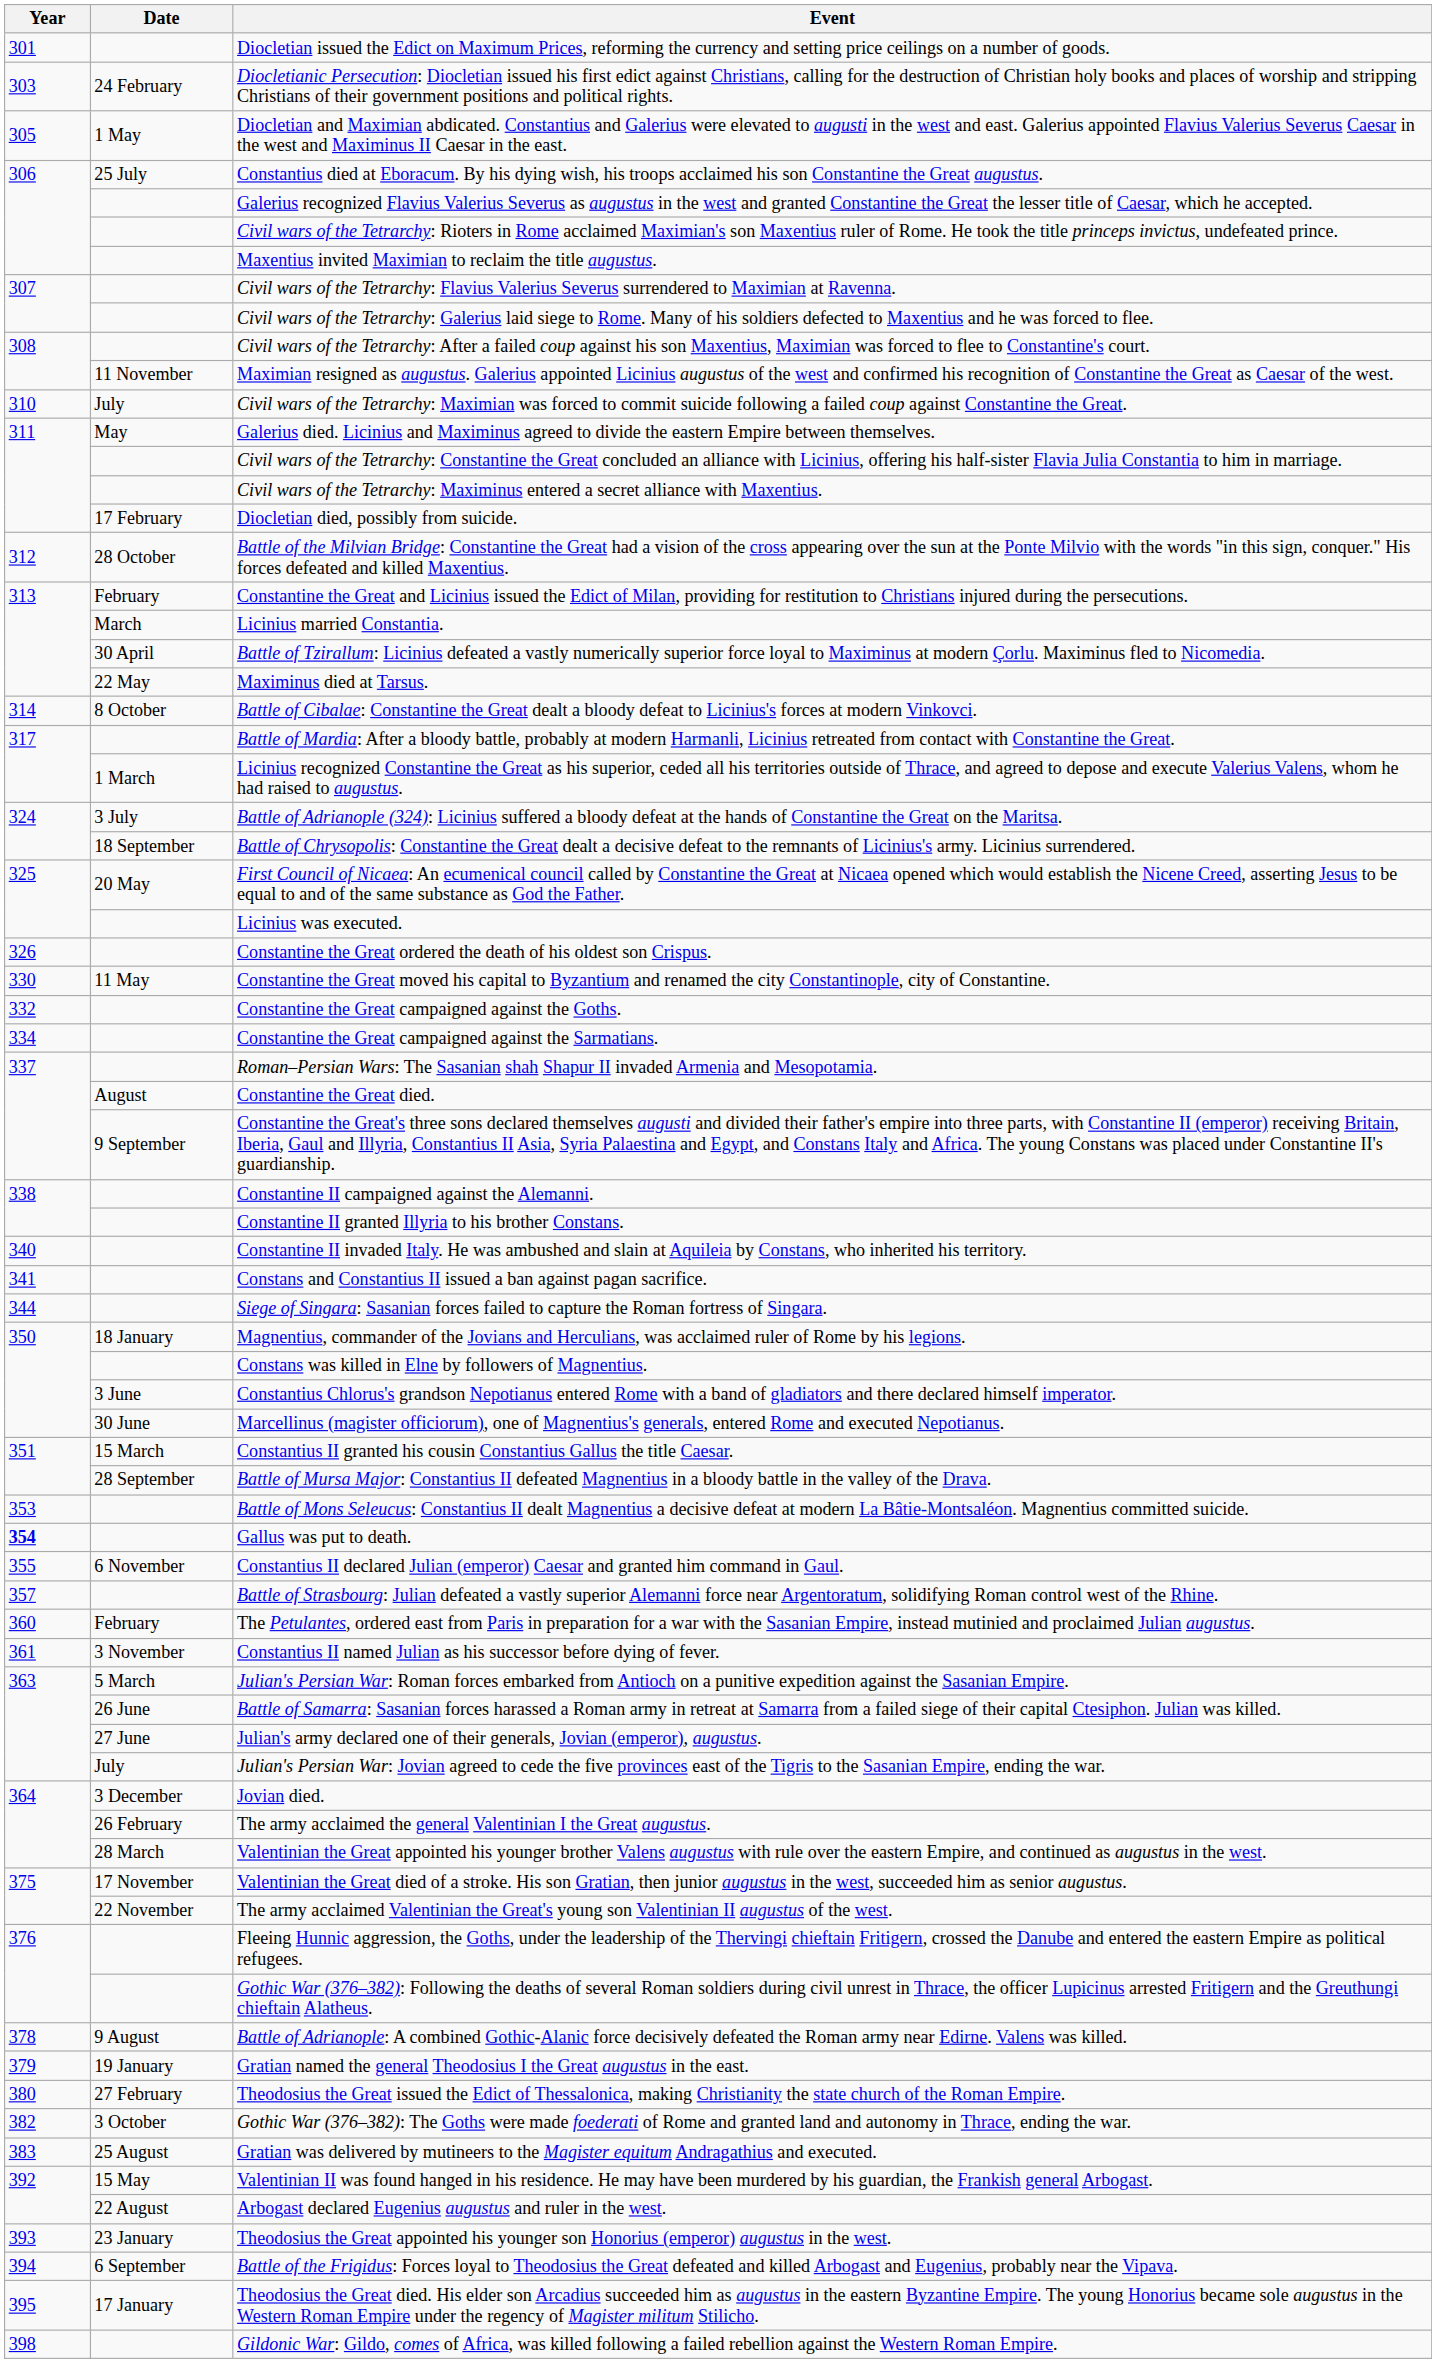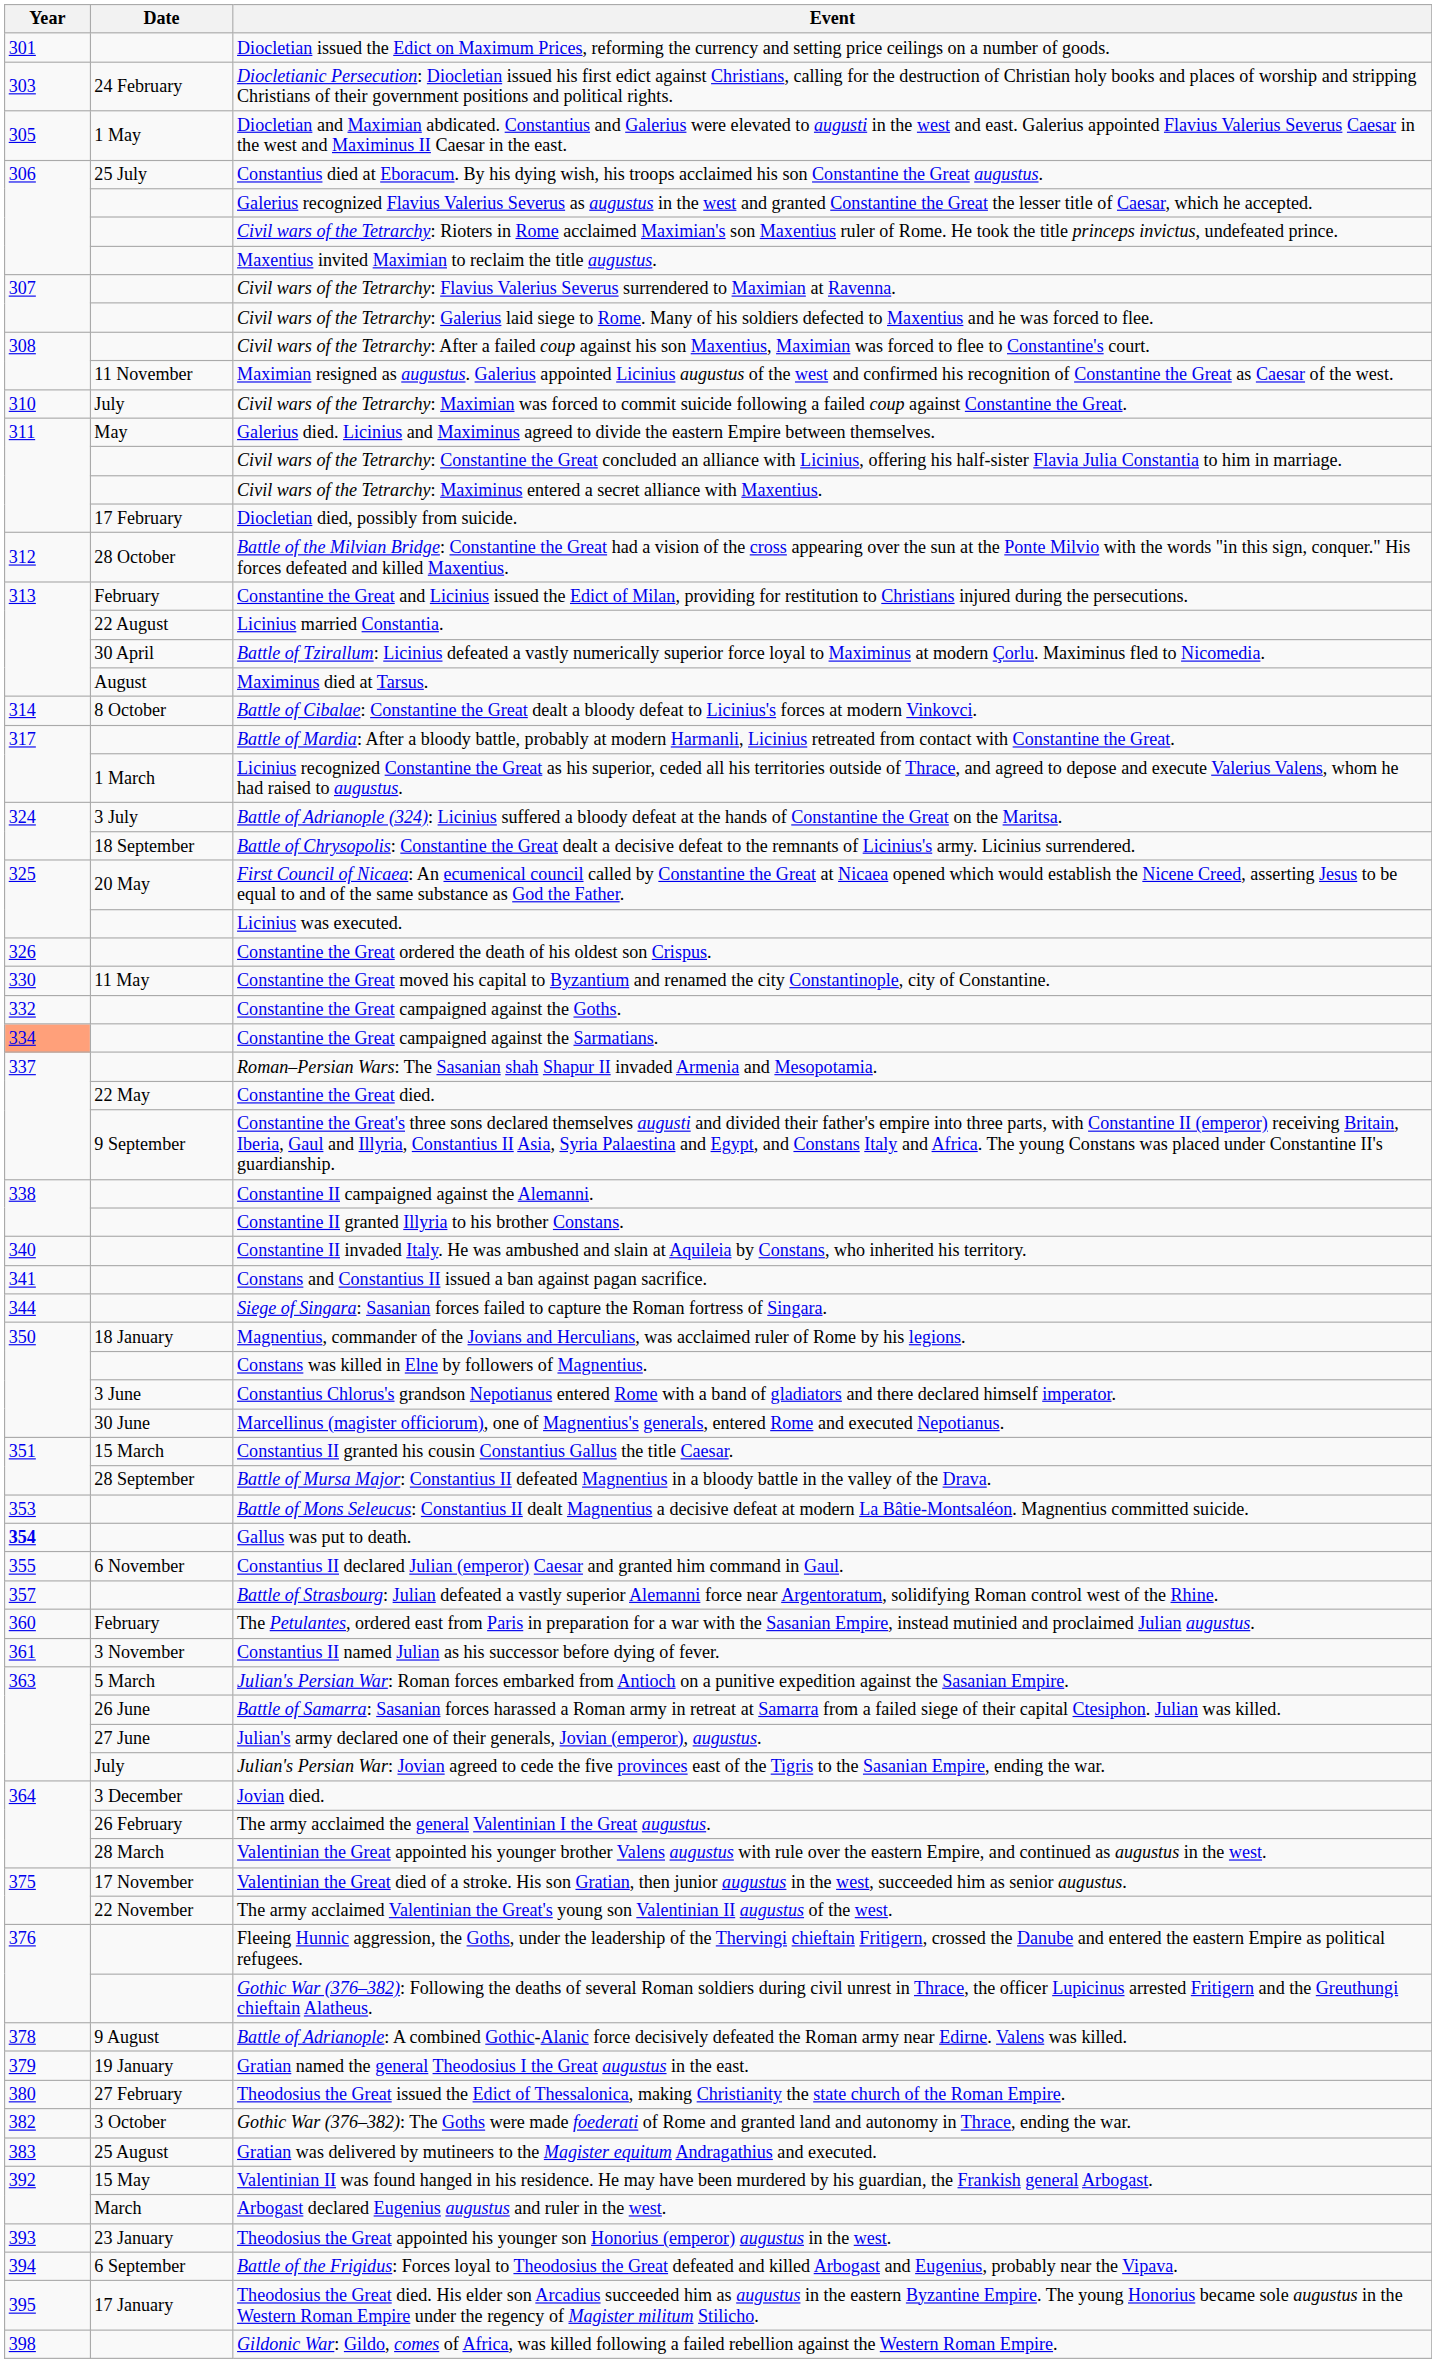(118, 624) March -> (131, 624) 22 August
(122, 682) 22 May -> (120, 682) August
(22, 1038) no background -> (22, 1038) lightsalmon background
(120, 1095) August -> (122, 1095) 22 May
(131, 2209) 22 August -> (118, 2209) March
